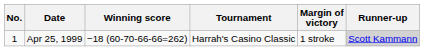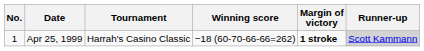columns swapped: (244, 18) <-> (137, 18)
(317, 38) normal -> (319, 38) bold
